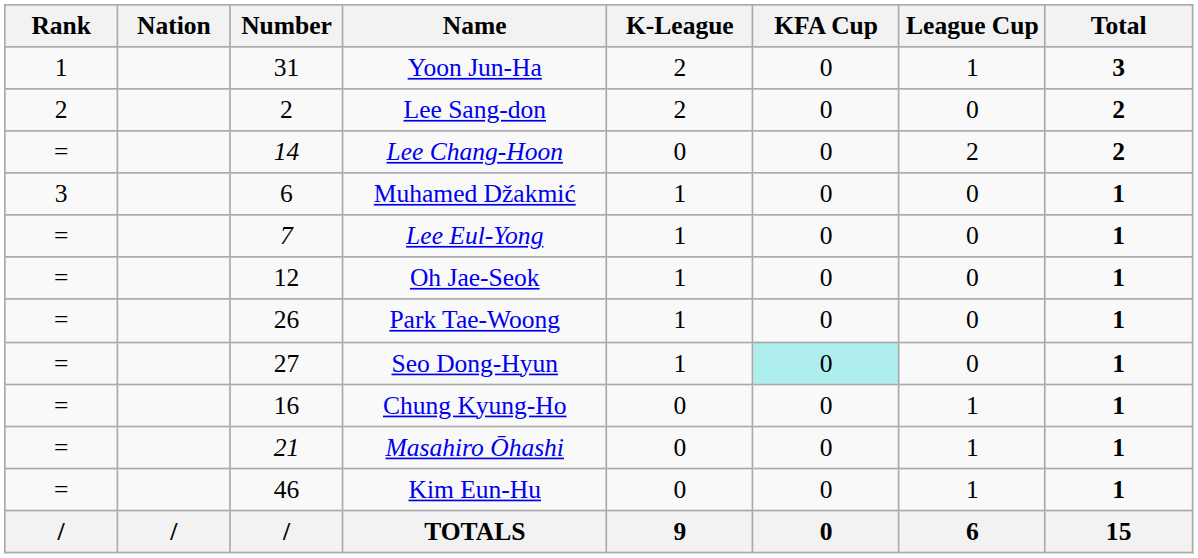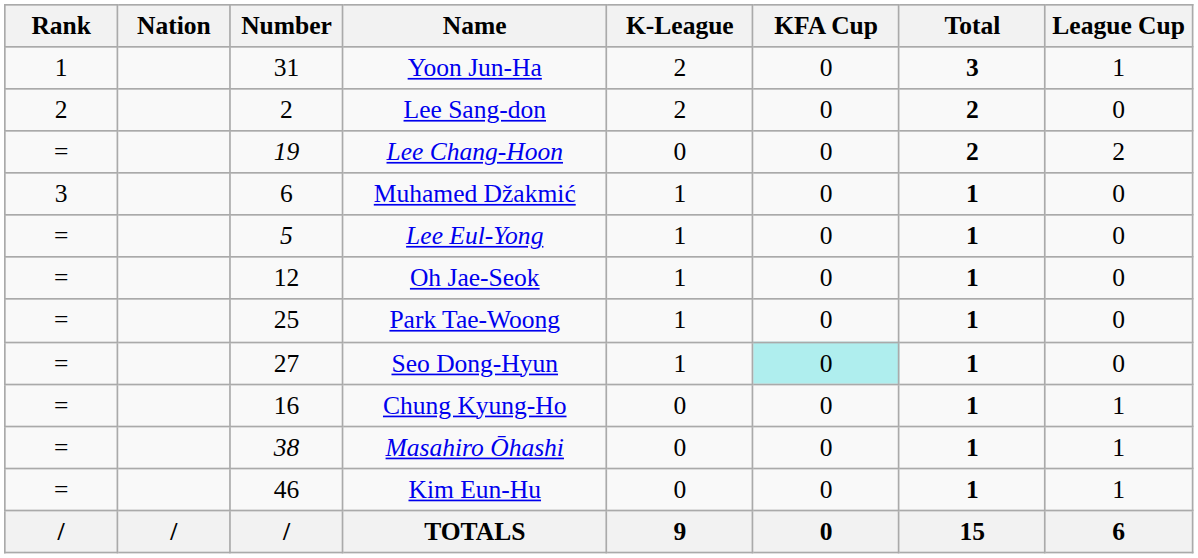columns swapped: (972, 25) <-> (1119, 25)
(287, 152) 14 -> (287, 152) 19
(287, 236) 7 -> (287, 236) 5
(287, 320) 26 -> (287, 320) 25
(287, 446) 21 -> (287, 446) 38
